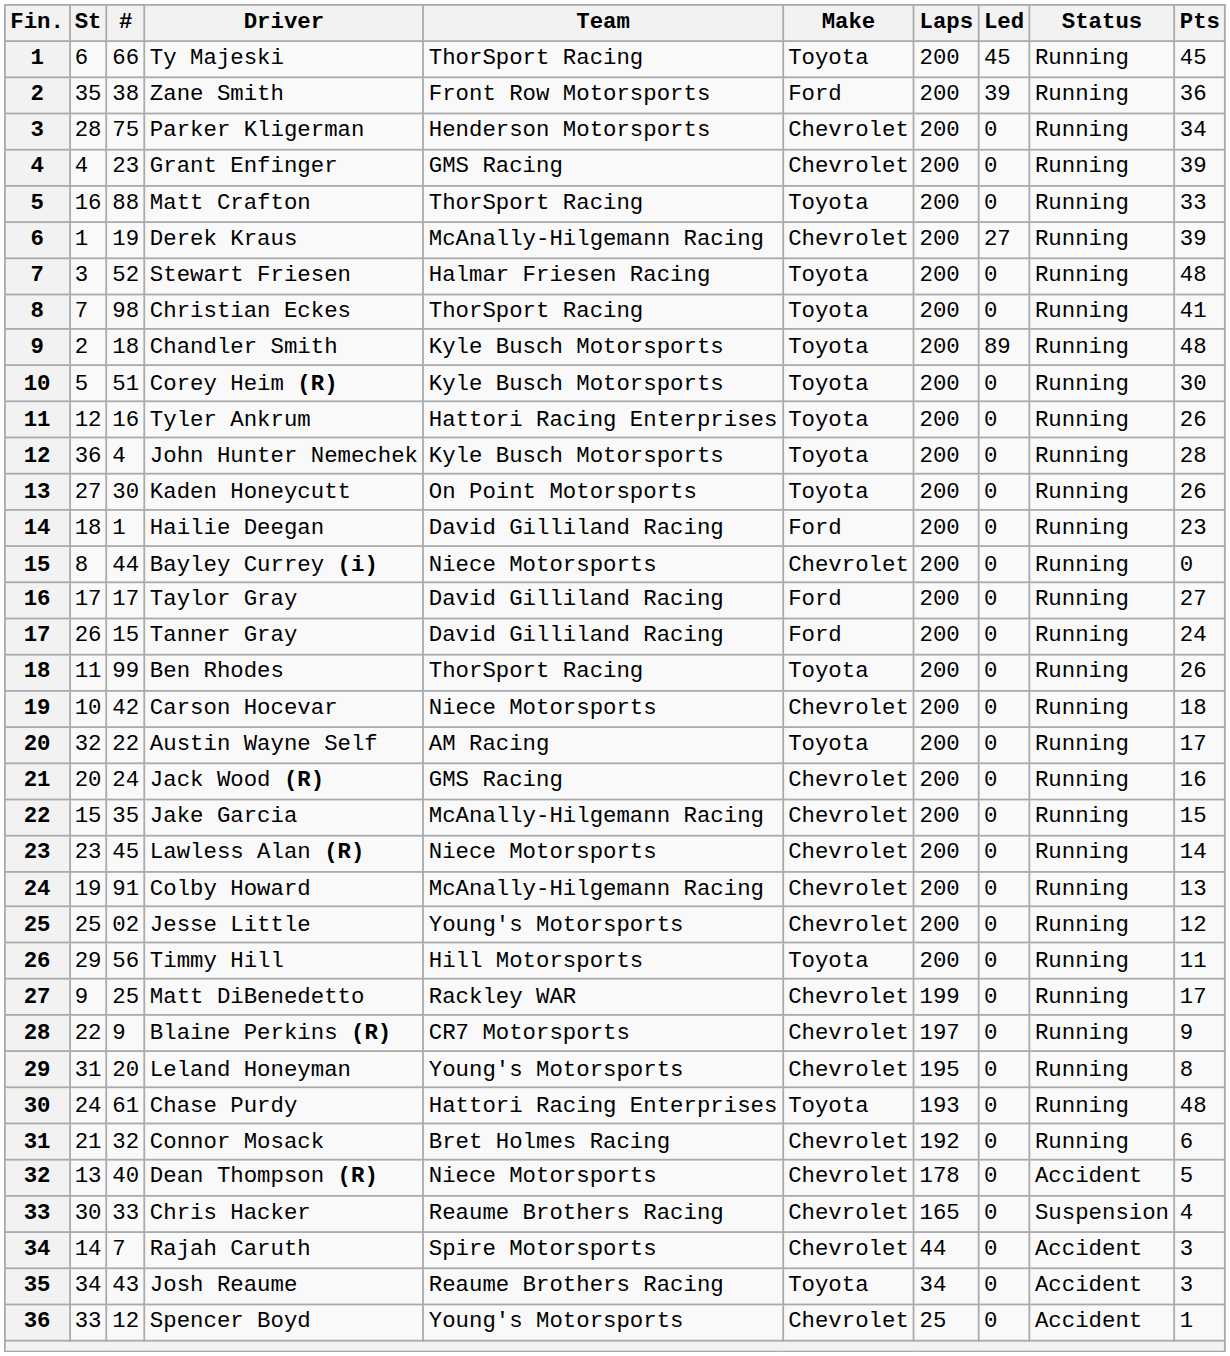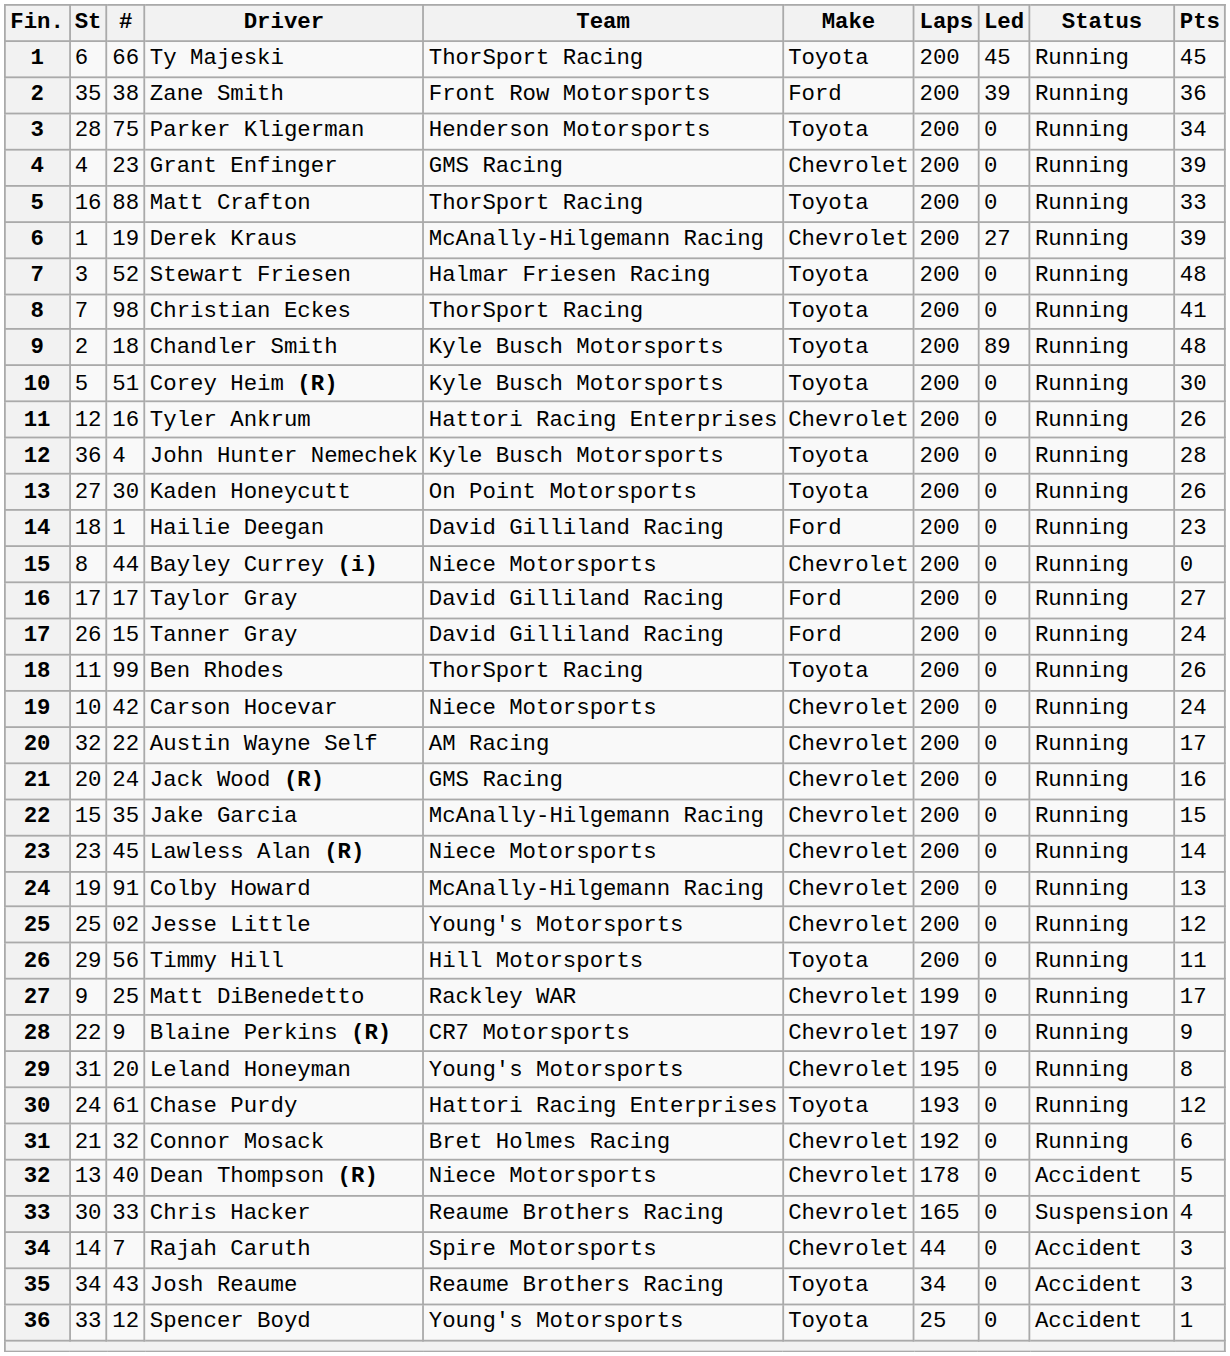(848, 132) Chevrolet -> (828, 132) Toyota
(828, 420) Toyota -> (848, 420) Chevrolet
(1193, 709) 18 -> (1193, 709) 24
(828, 745) Toyota -> (848, 745) Chevrolet
(1193, 1106) 48 -> (1193, 1106) 12
(848, 1322) Chevrolet -> (828, 1322) Toyota
